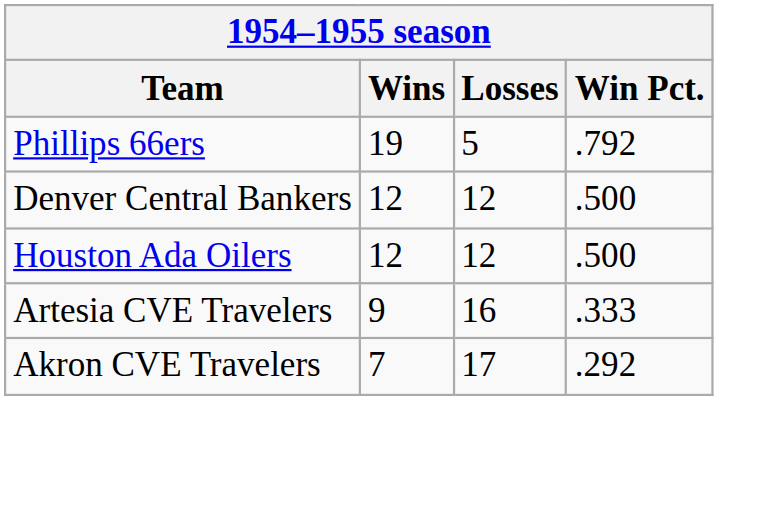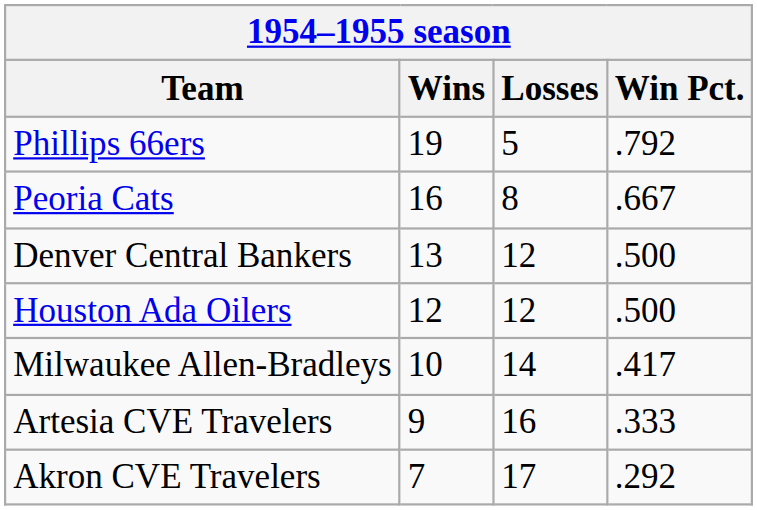+ row: (93, 198)
(385, 198) 12 -> (425, 254) 13
+ row: (202, 365)
